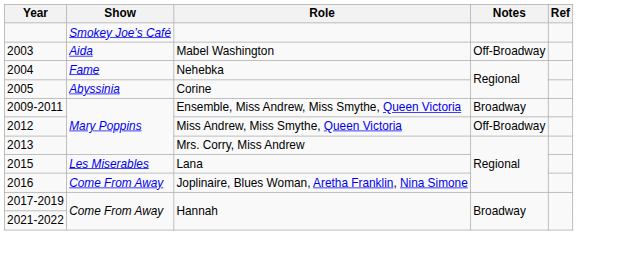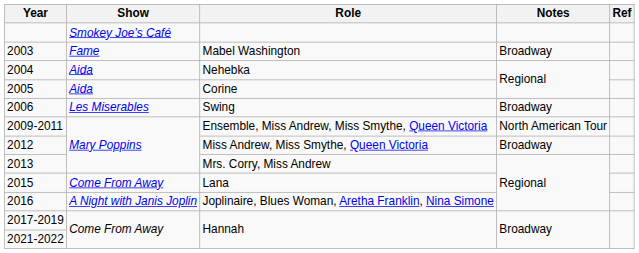(81, 51) Aida -> (84, 51) Fame
(509, 51) Off-Broadway -> (526, 51) Broadway
(84, 70) Fame -> (81, 70) Aida
(95, 88) Abyssinia -> (81, 88) Aida
+ row: (20, 107)
(500, 107) Broadway -> (553, 126) North American Tour
(509, 126) Off-Broadway -> (526, 145) Broadway
(109, 164) Les Miserables -> (116, 182) Come From Away
(116, 182) Come From Away -> (133, 201) A Night with Janis Joplin
